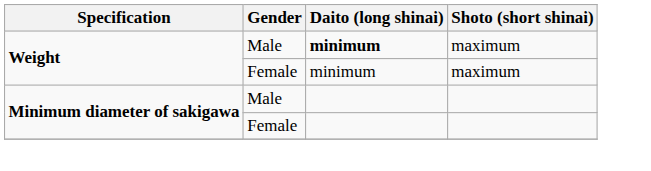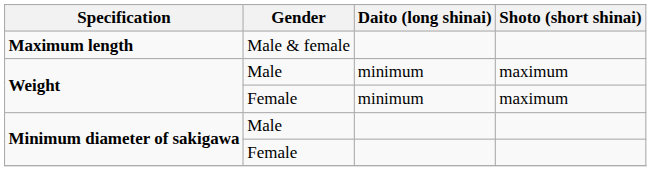+ row: (71, 44)
(345, 44) bold -> (391, 71) normal
